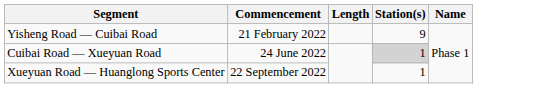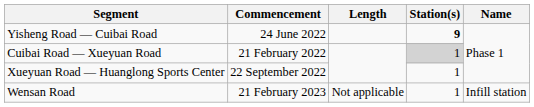(282, 33) 21 February 2022 -> (293, 33) 24 June 2022
(423, 33) normal -> (457, 33) bold
(293, 53) 24 June 2022 -> (282, 53) 21 February 2022
+ row: (41, 92)
